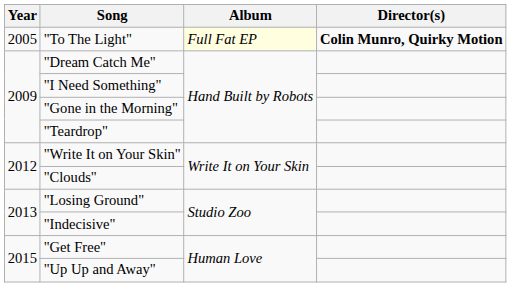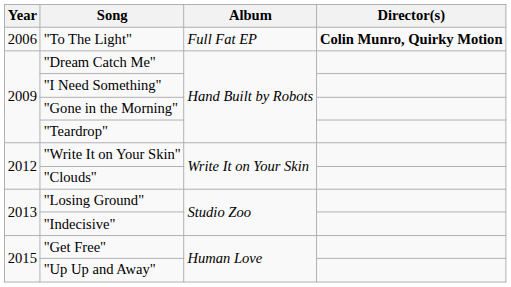(22, 39) 2005 -> (22, 39) 2006
(222, 39) lightyellow background -> (222, 39) no background
